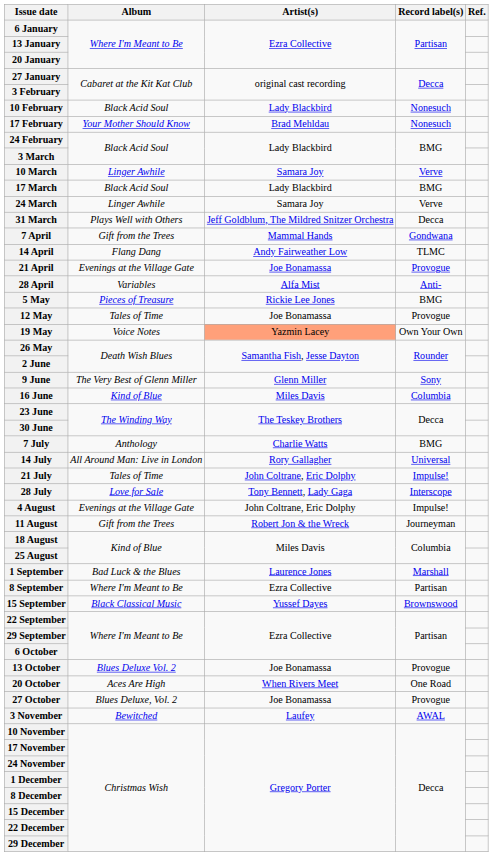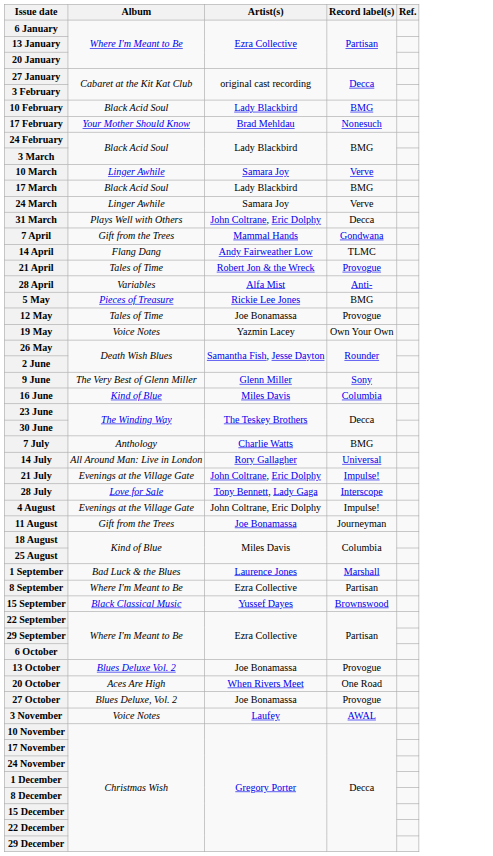(431, 108) Nonesuch -> (362, 108) BMG
(300, 220) Jeff Goldblum, The Mildred Snitzer Orchestra -> (266, 220) John Coltrane, Eric Dolphy
(136, 268) Evenings at the Village Gate -> (136, 268) Tales of Time
(300, 268) Joe Bonamassa -> (266, 268) Robert Jon & the Wreck
(300, 332) lightsalmon background -> (266, 332) no background
(136, 476) Tales of Time -> (136, 476) Evenings at the Village Gate
(300, 524) Robert Jon & the Wreck -> (266, 524) Joe Bonamassa
(136, 715) Bewitched -> (136, 715) Voice Notes
